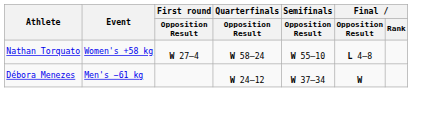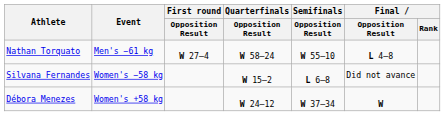(119, 52) Women's +58 kg -> (124, 52) Men's −61 kg
+ row: (48, 75)
(114, 75) Men's −61 kg -> (129, 99) Women's +58 kg
